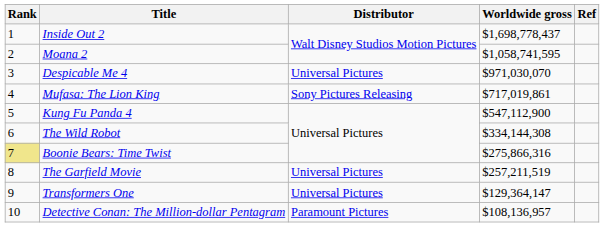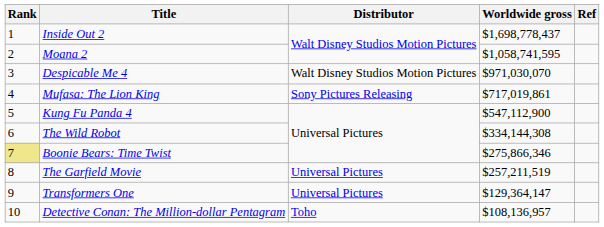(337, 73) Universal Pictures -> (384, 73) Walt Disney Studios Motion Pictures
(517, 152) $275,866,316 -> (517, 152) $275,866,346
(340, 212) Paramount Pictures -> (304, 212) Toho
